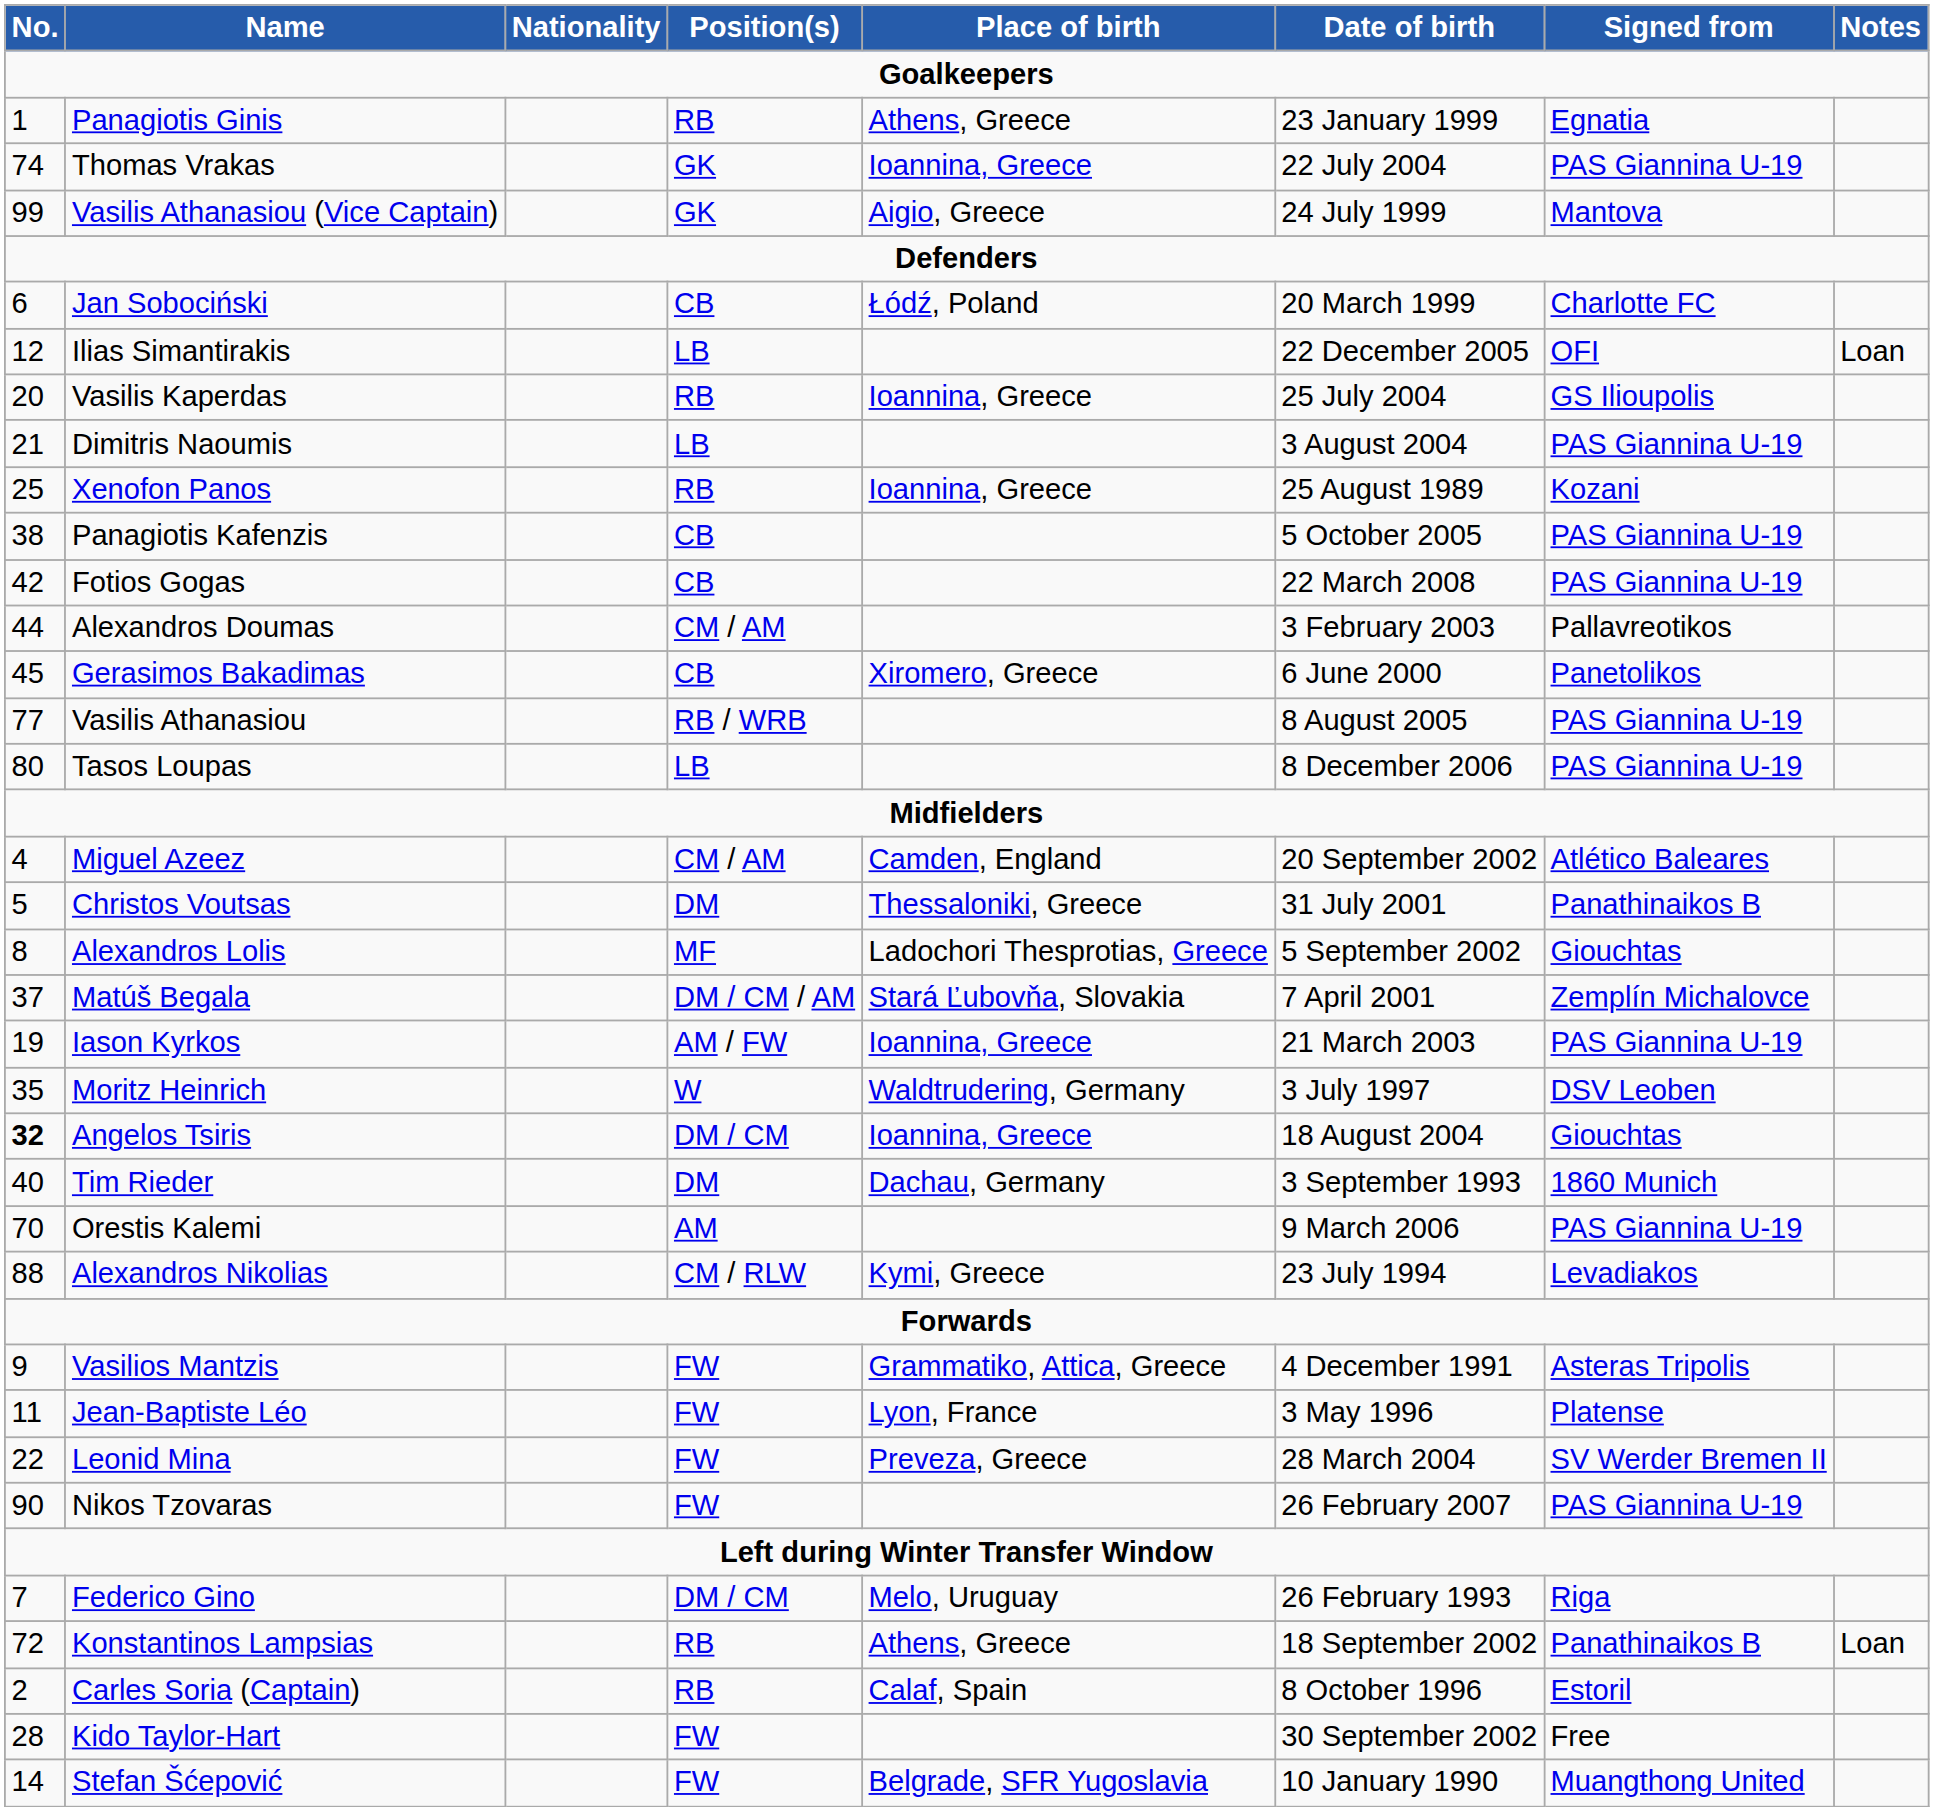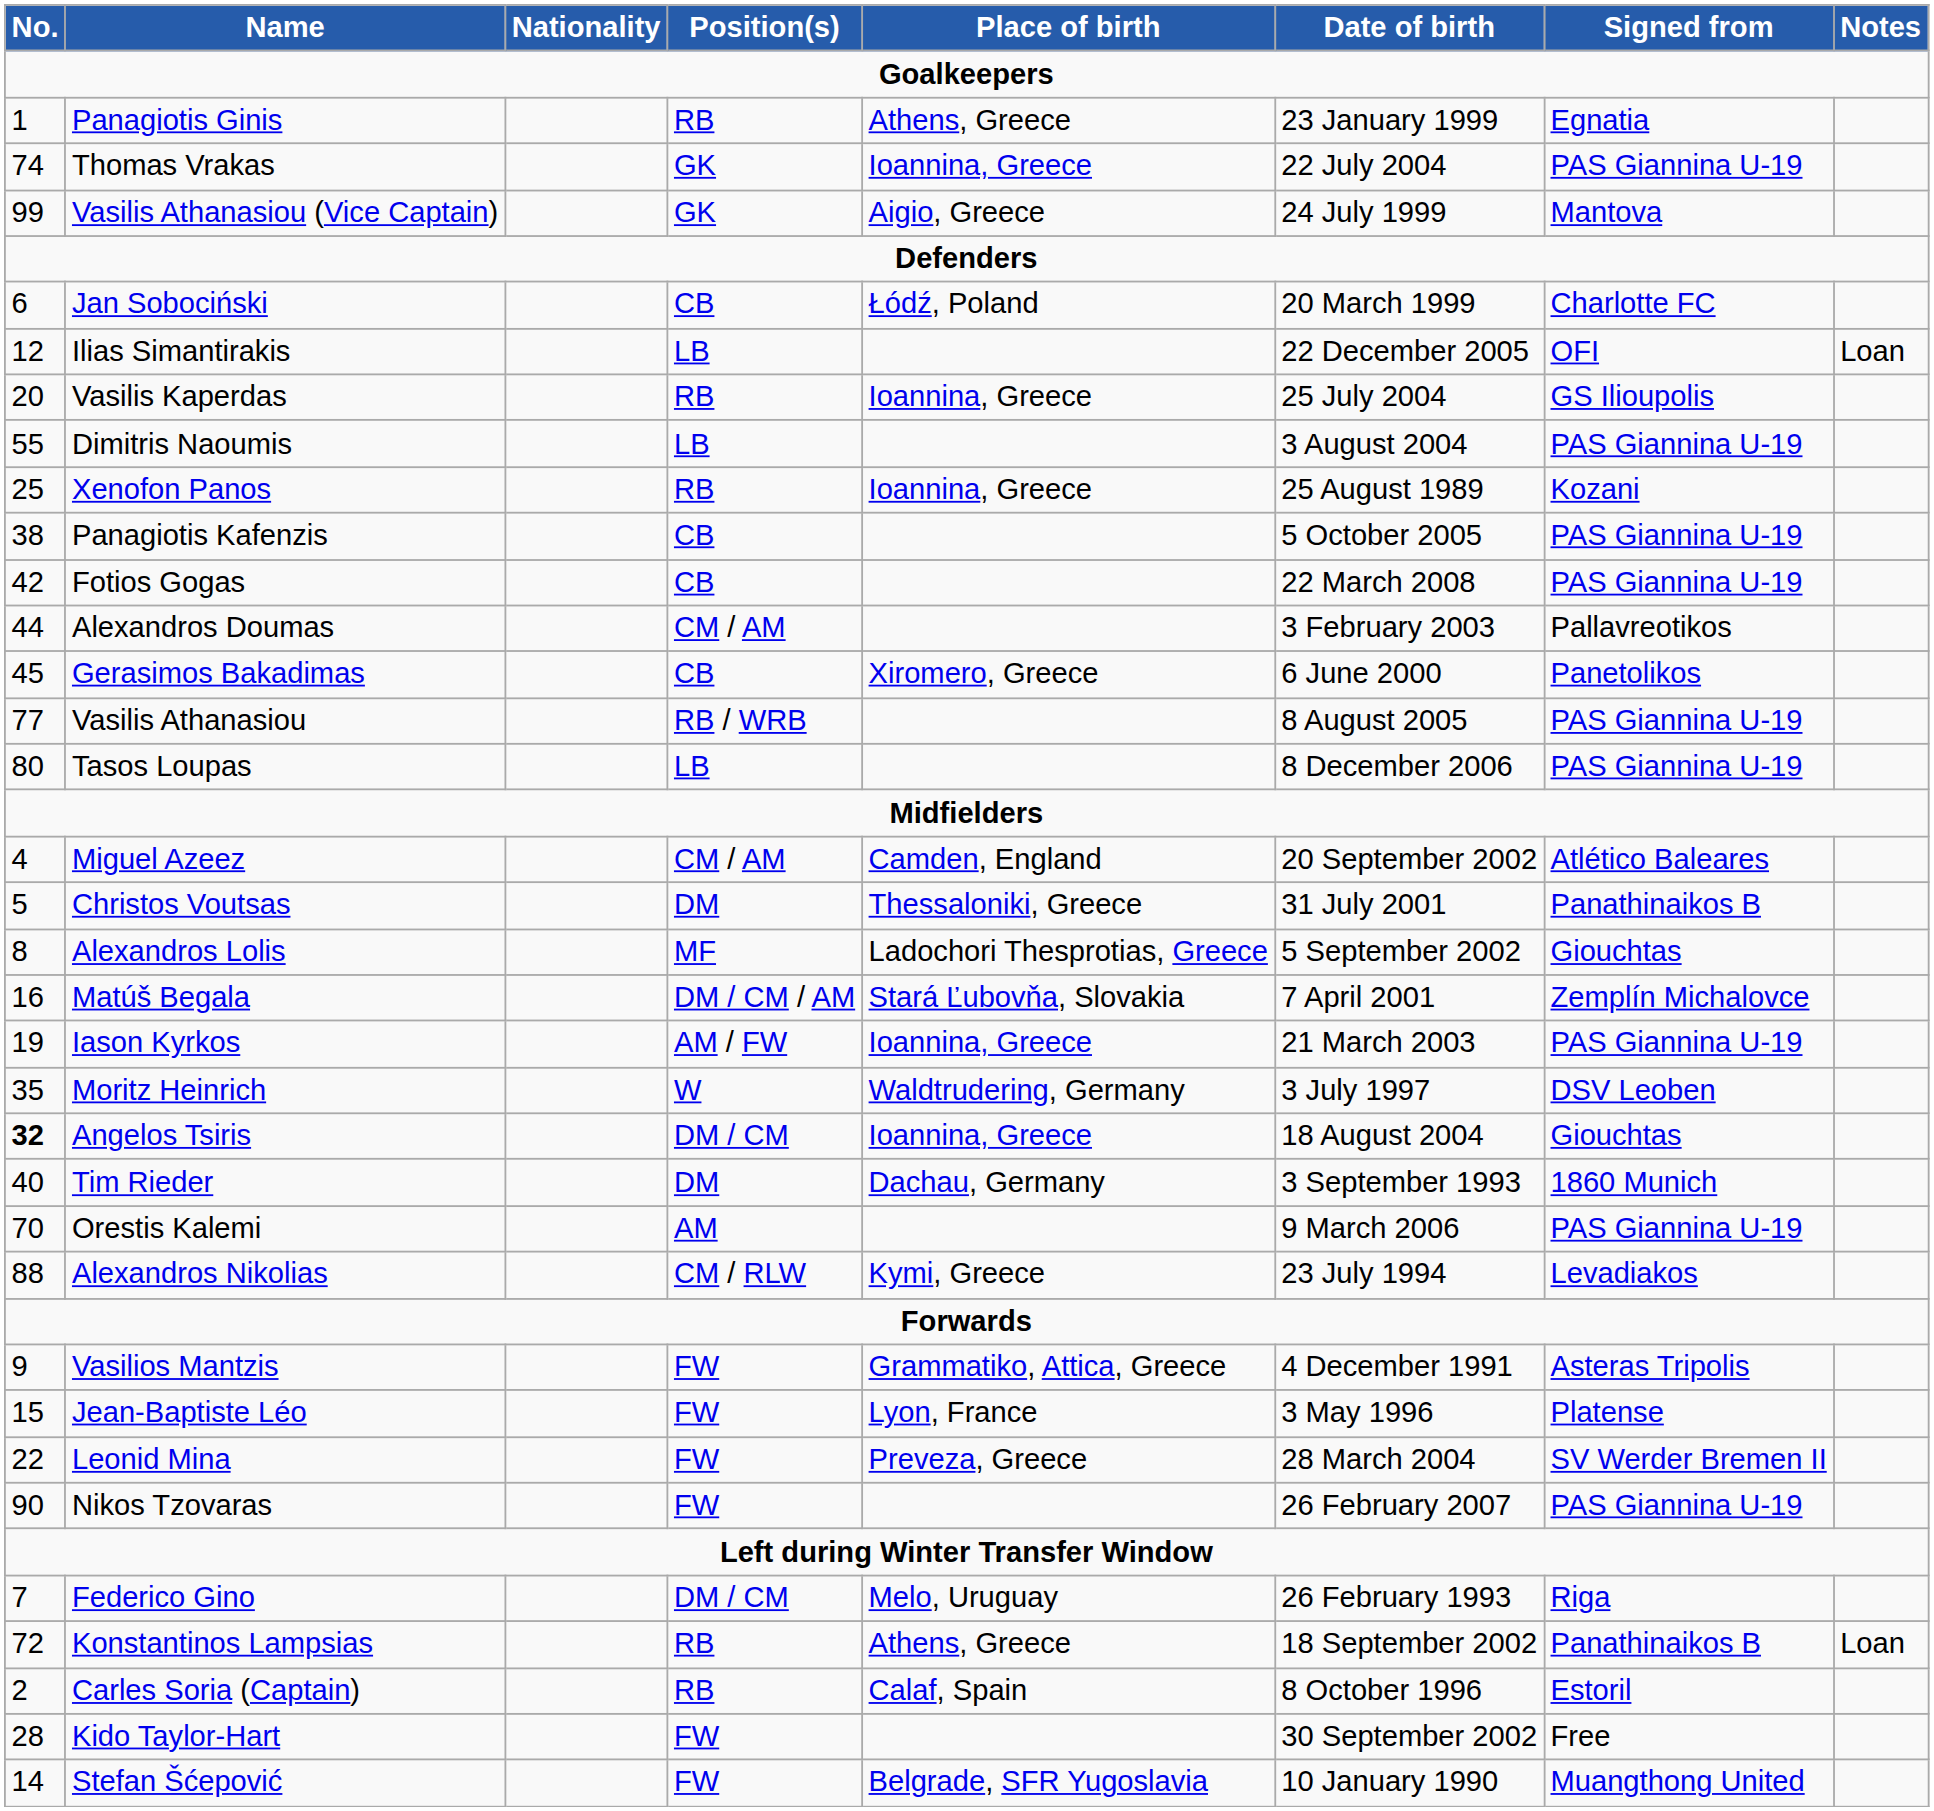(28, 443) 21 -> (28, 443) 55
(28, 997) 37 -> (28, 997) 16
(27, 1413) 11 -> (28, 1413) 15
